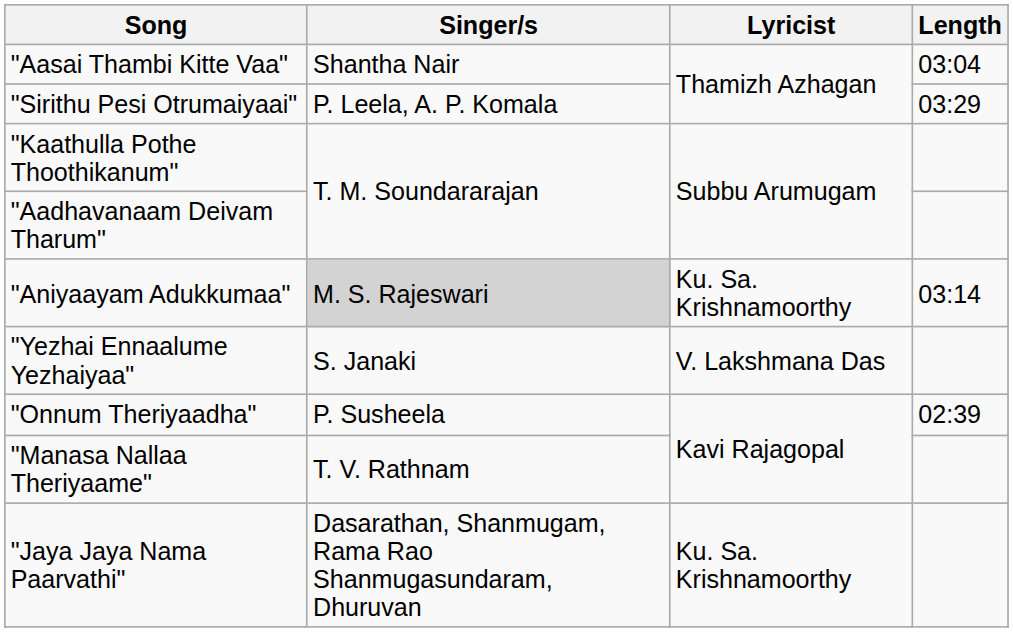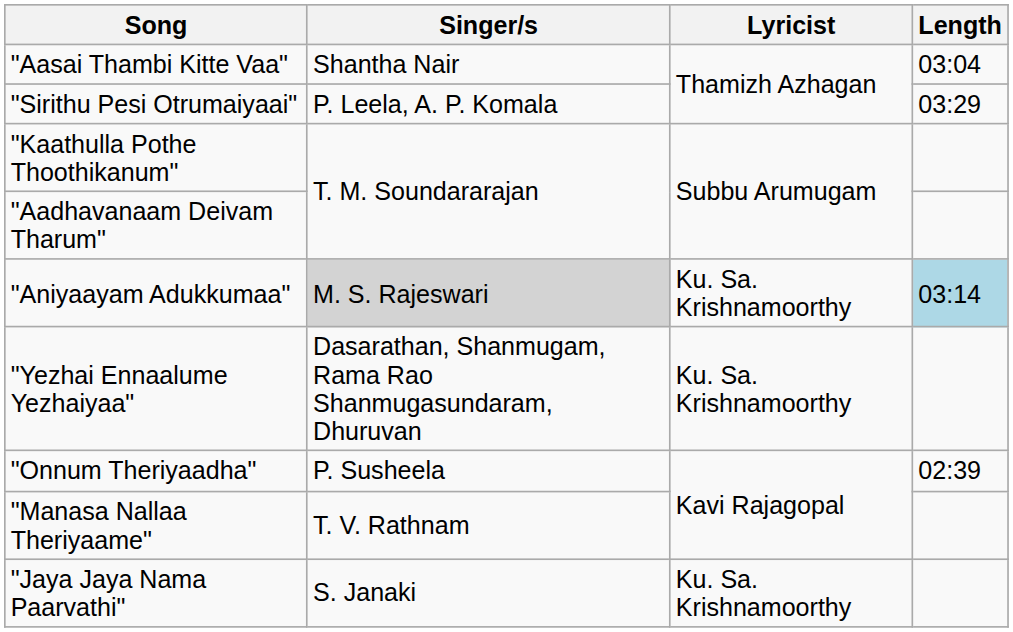(950, 294) no background -> (950, 294) lightblue background
(365, 361) S. Janaki -> (459, 389) Dasarathan, Shanmugam, Rama Rao Shanmugasundaram, Dhuruvan
(781, 361) V. Lakshmana Das -> (764, 389) Ku. Sa. Krishnamoorthy
(459, 565) Dasarathan, Shanmugam, Rama Rao Shanmugasundaram, Dhuruvan -> (365, 593) S. Janaki
